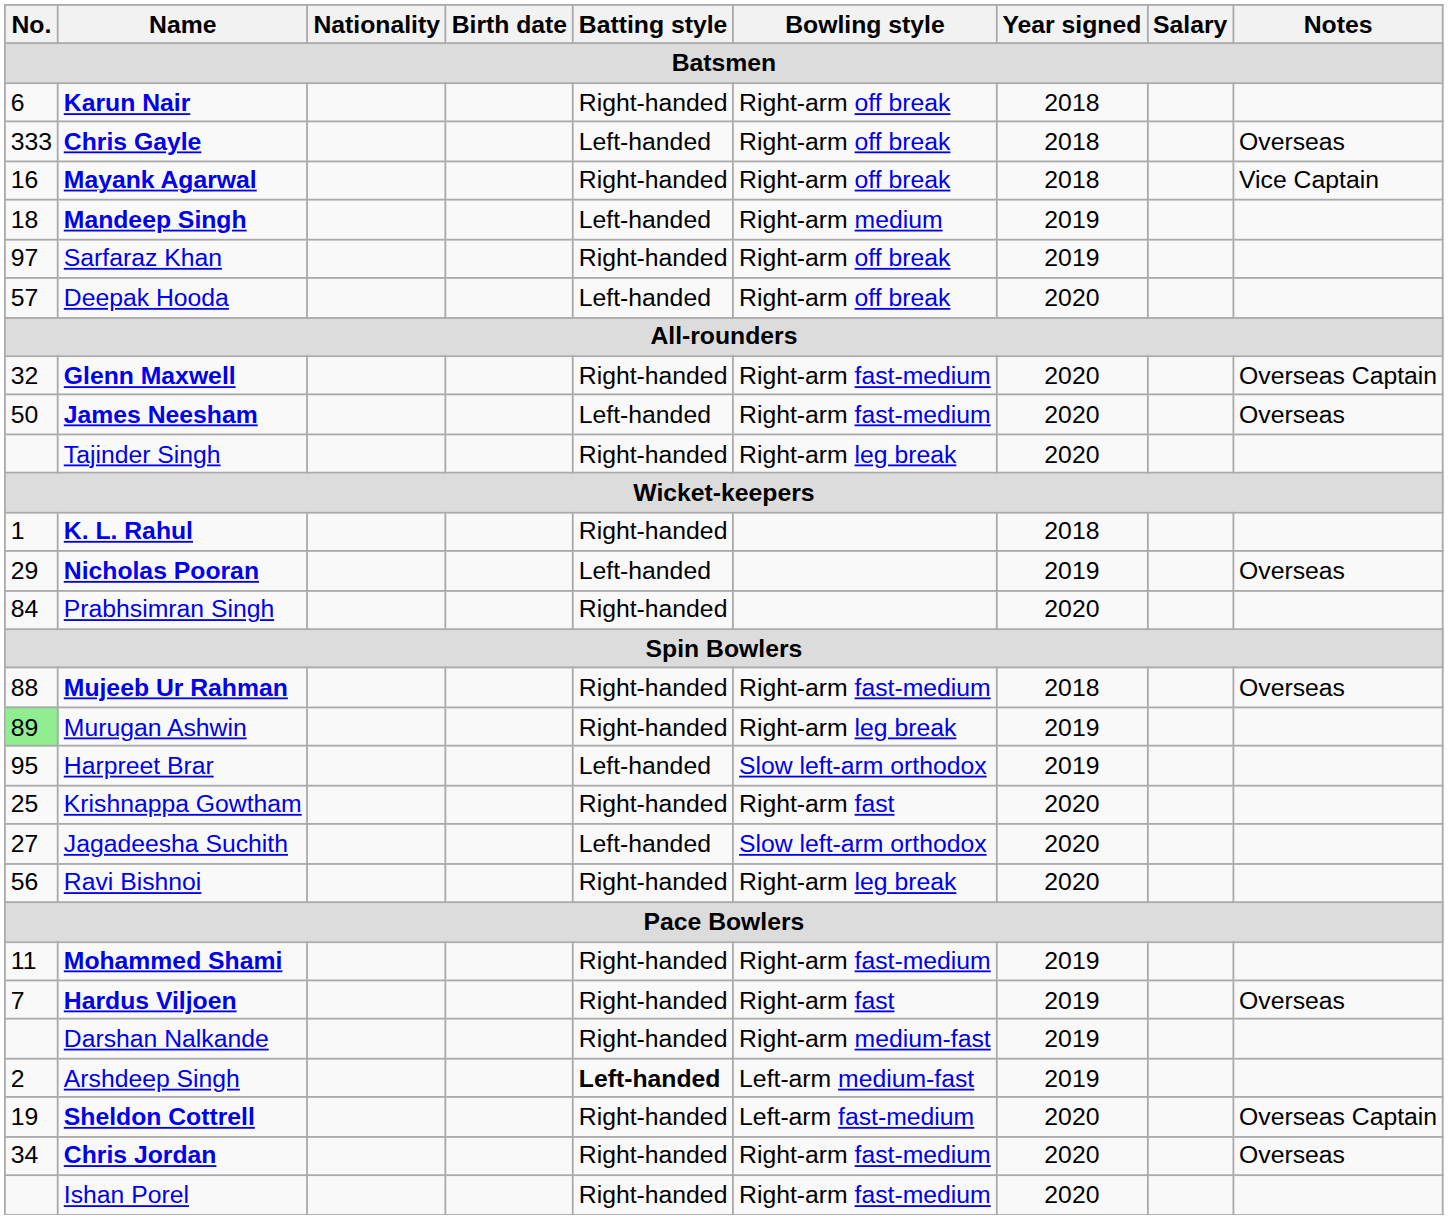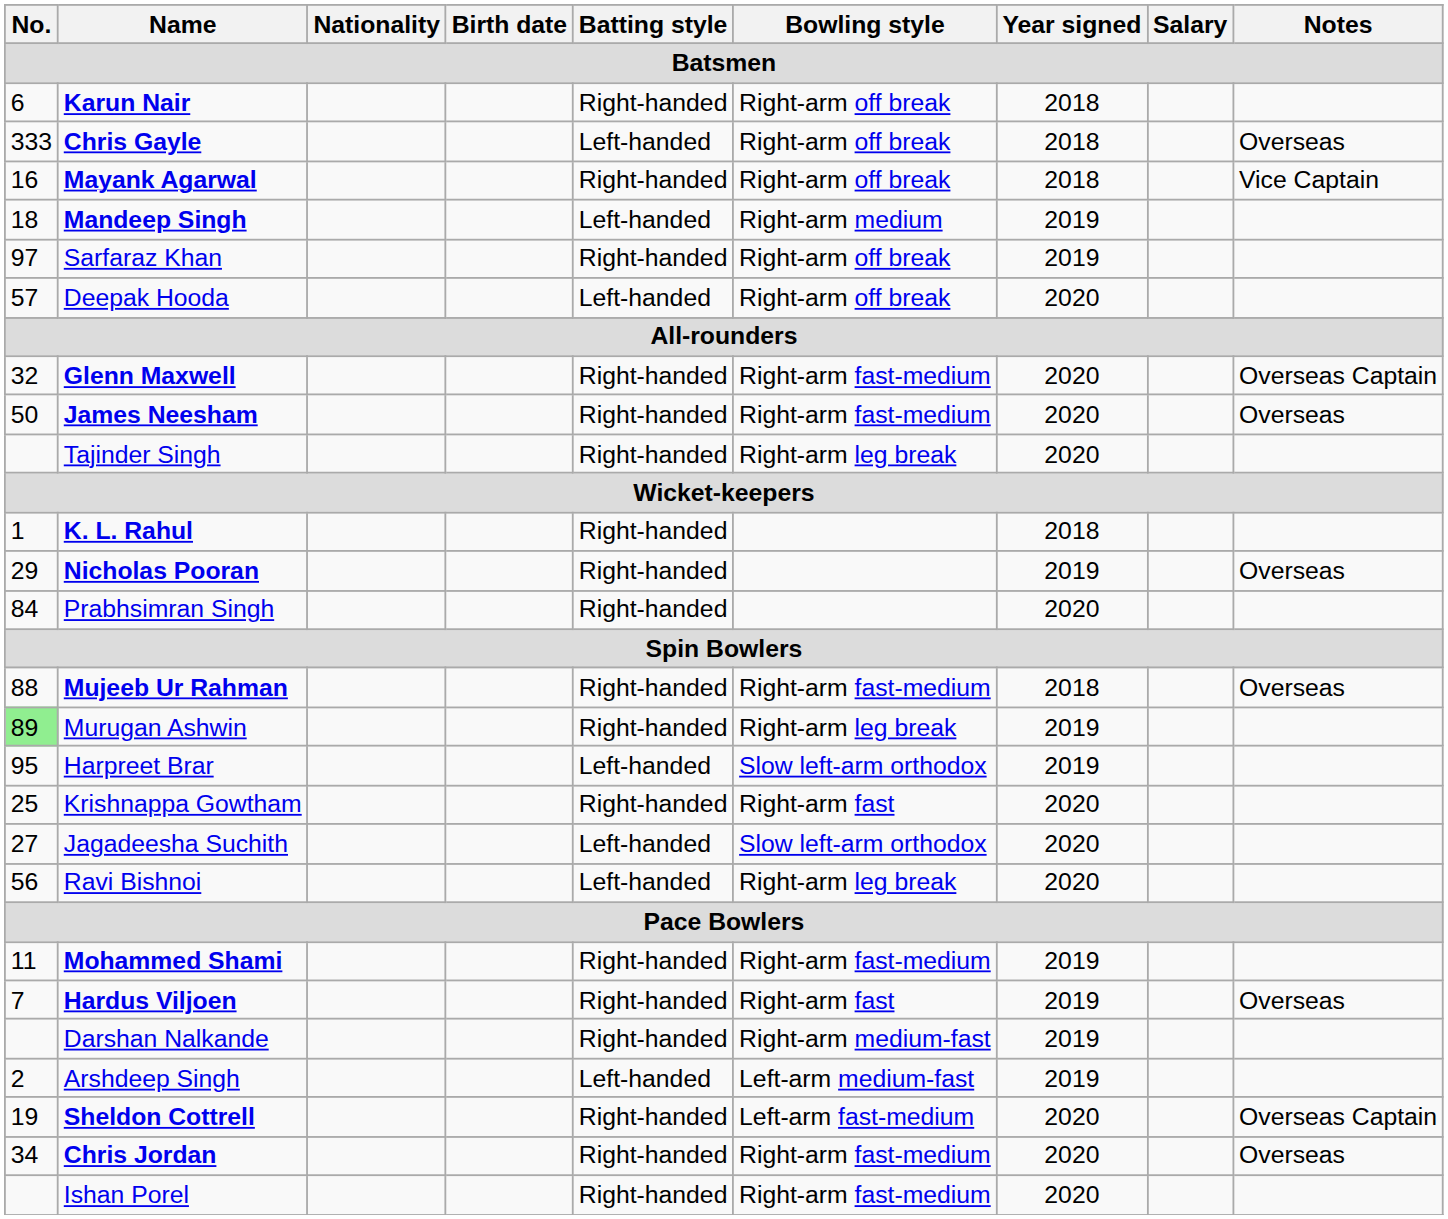(645, 414) Left-handed -> (653, 414) Right-handed
(645, 570) Left-handed -> (653, 570) Right-handed
(653, 882) Right-handed -> (645, 882) Left-handed
(650, 1077) bold -> (645, 1077) normal
